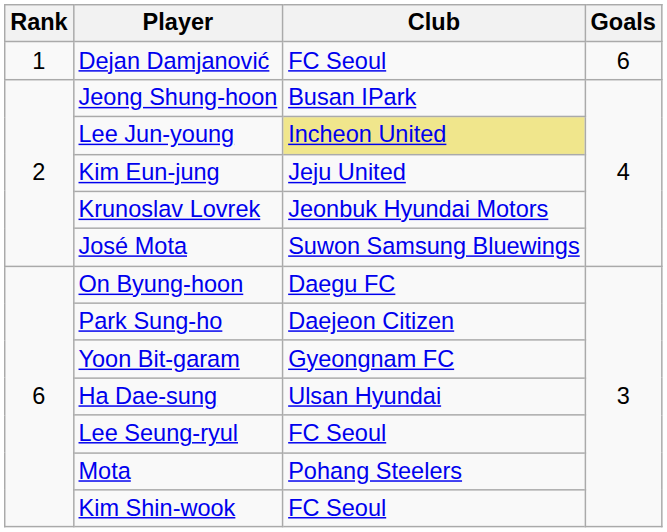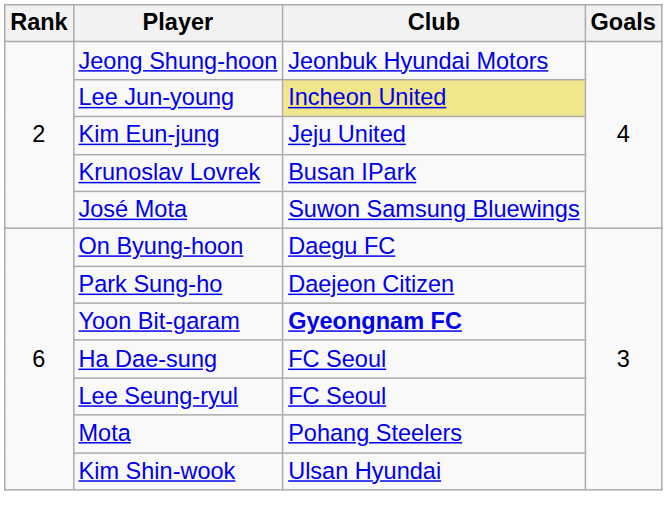- row: (174, 60)
(352, 97) Busan IPark -> (418, 60) Jeonbuk Hyundai Motors
(418, 209) Jeonbuk Hyundai Motors -> (352, 172) Busan IPark
(371, 358) normal -> (375, 321) bold
(365, 396) Ulsan Hyundai -> (337, 358) FC Seoul
(337, 508) FC Seoul -> (365, 470) Ulsan Hyundai
